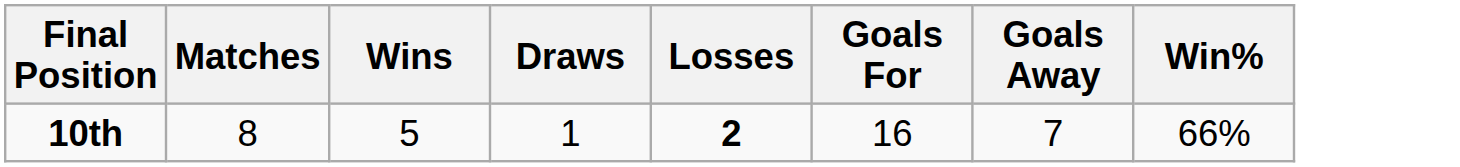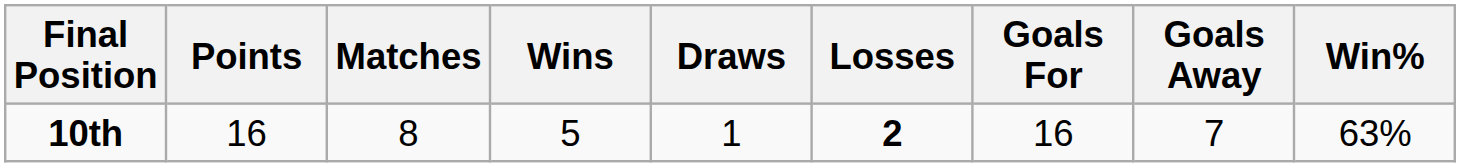+ column: (247, 55)
(1214, 133) 66% -> (1375, 133) 63%
